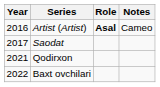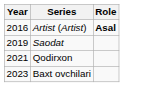- column: (137, 12)
(17, 43) 2017 -> (17, 43) 2019
(17, 74) 2022 -> (17, 74) 2023
